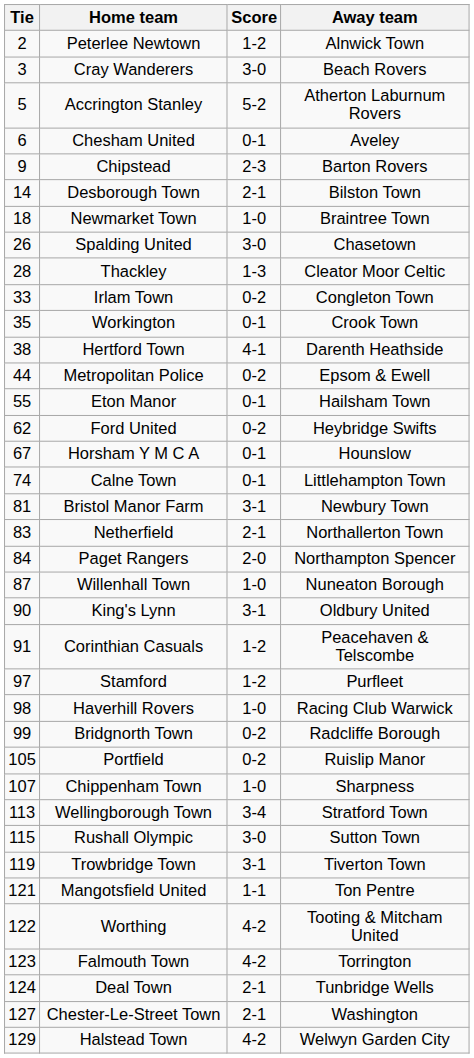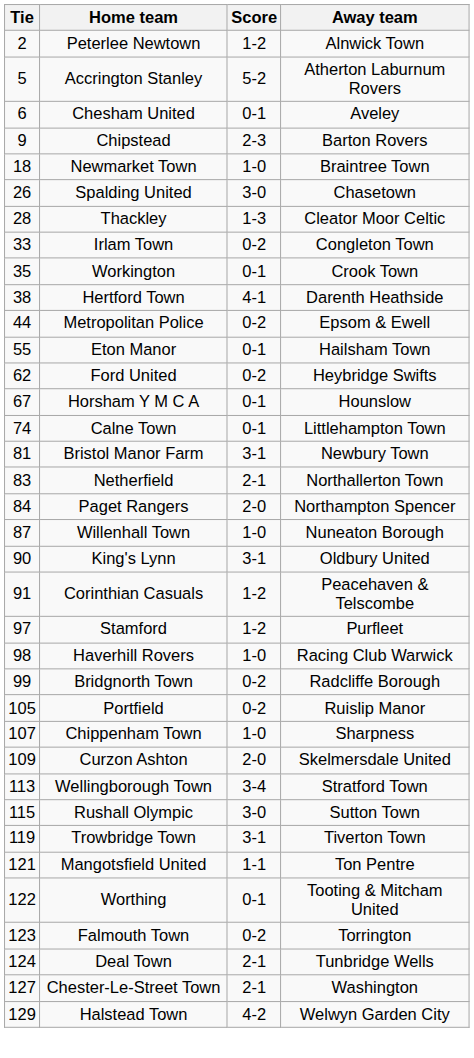- row: (134, 69)
- row: (134, 192)
+ row: (134, 760)
(254, 926) 4-2 -> (254, 900) 0-1
(254, 961) 4-2 -> (254, 935) 0-2
